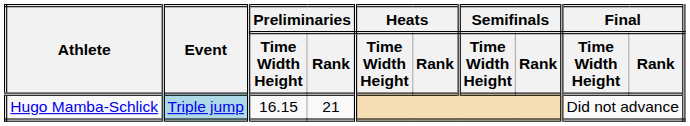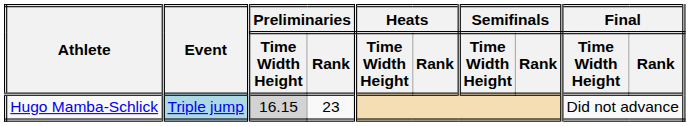(279, 107) no background -> (279, 107) lightgrey background
(331, 107) 21 -> (331, 107) 23
